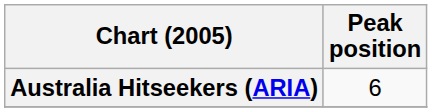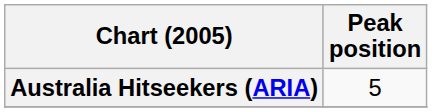(375, 87) 6 -> (375, 87) 5
